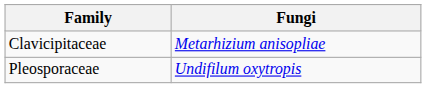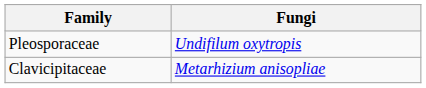rows swapped: (54, 70) <-> (58, 44)
